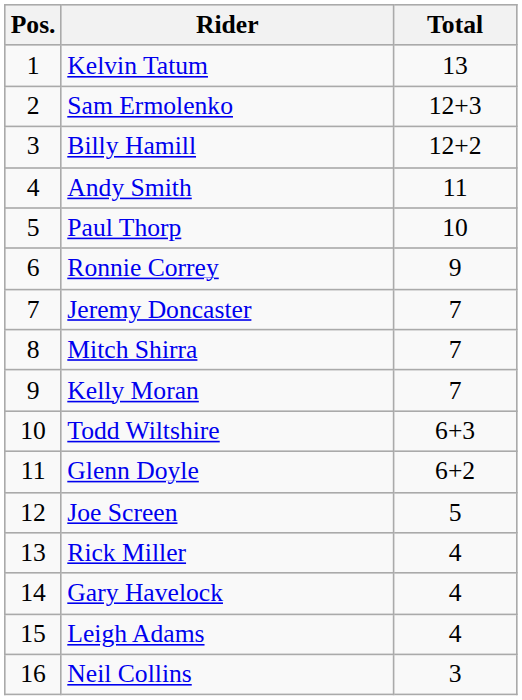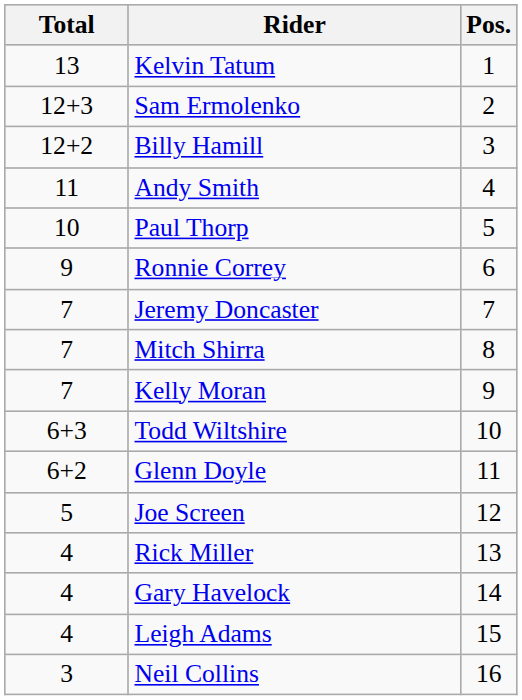columns swapped: (33, 24) <-> (455, 24)
